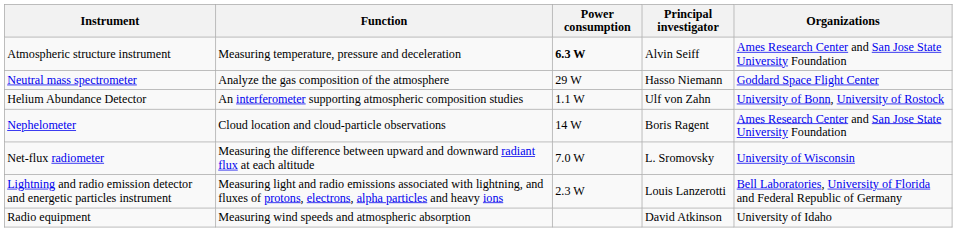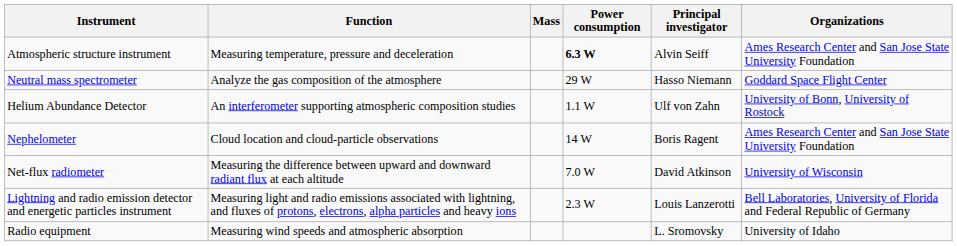+ column: (546, 20)
(680, 158) L. Sromovsky -> (693, 172) David Atkinson
(683, 217) David Atkinson -> (689, 231) L. Sromovsky
